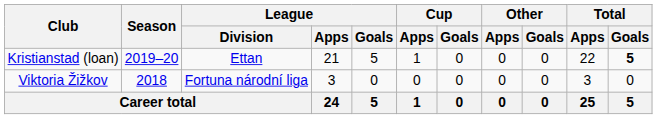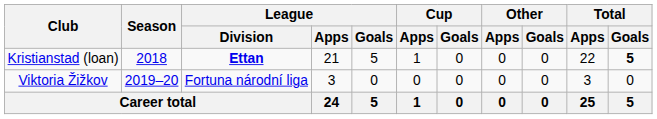(152, 59) 2019–20 -> (152, 59) 2018
(246, 59) normal -> (246, 59) bold
(152, 80) 2018 -> (152, 80) 2019–20
